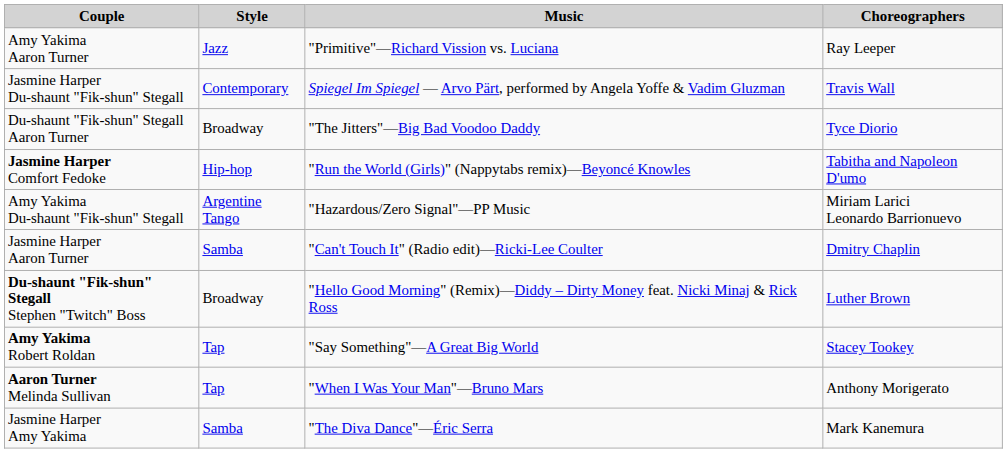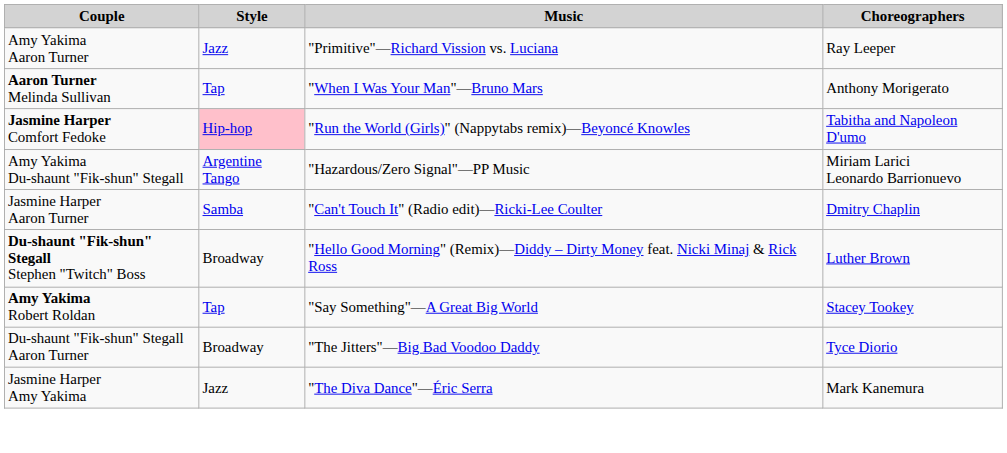- row: (96, 88)
rows swapped: (59, 387) <-> (96, 128)
(227, 169) no background -> (227, 128) pink background
(223, 428) Samba -> (215, 387) Jazz
